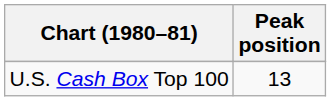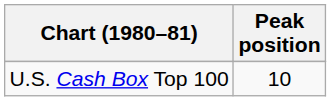(279, 78) 13 -> (279, 78) 10
